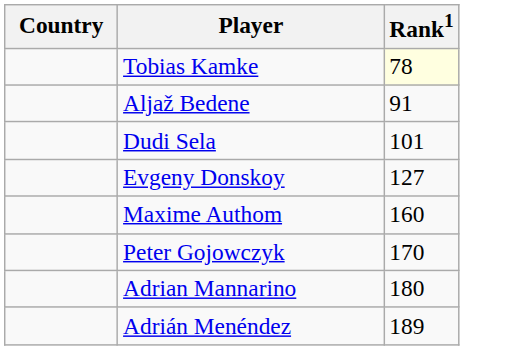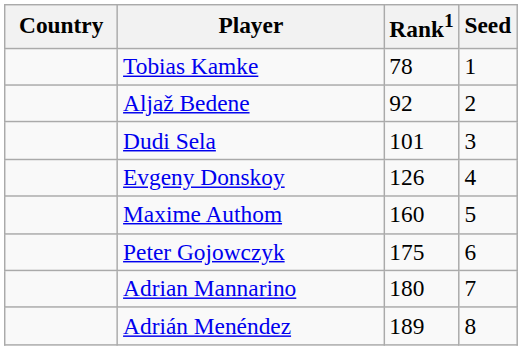+ column: (488, 26)
(401, 66) lightyellow background -> (401, 66) no background
(401, 103) 91 -> (401, 103) 92
(407, 177) 127 -> (407, 177) 126
(407, 251) 170 -> (407, 251) 175
